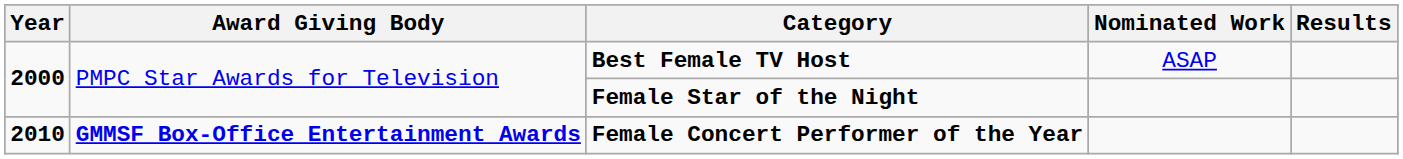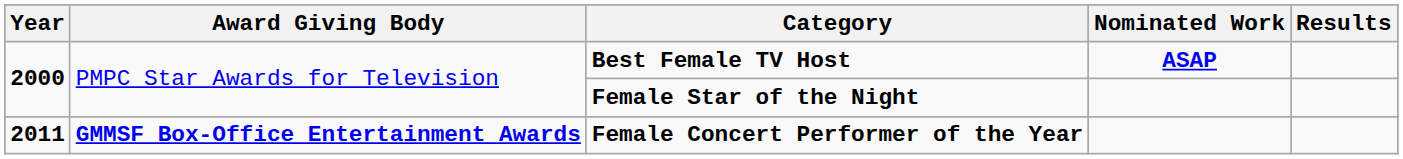(1190, 60) normal -> (1190, 60) bold
(38, 135) 2010 -> (38, 135) 2011
